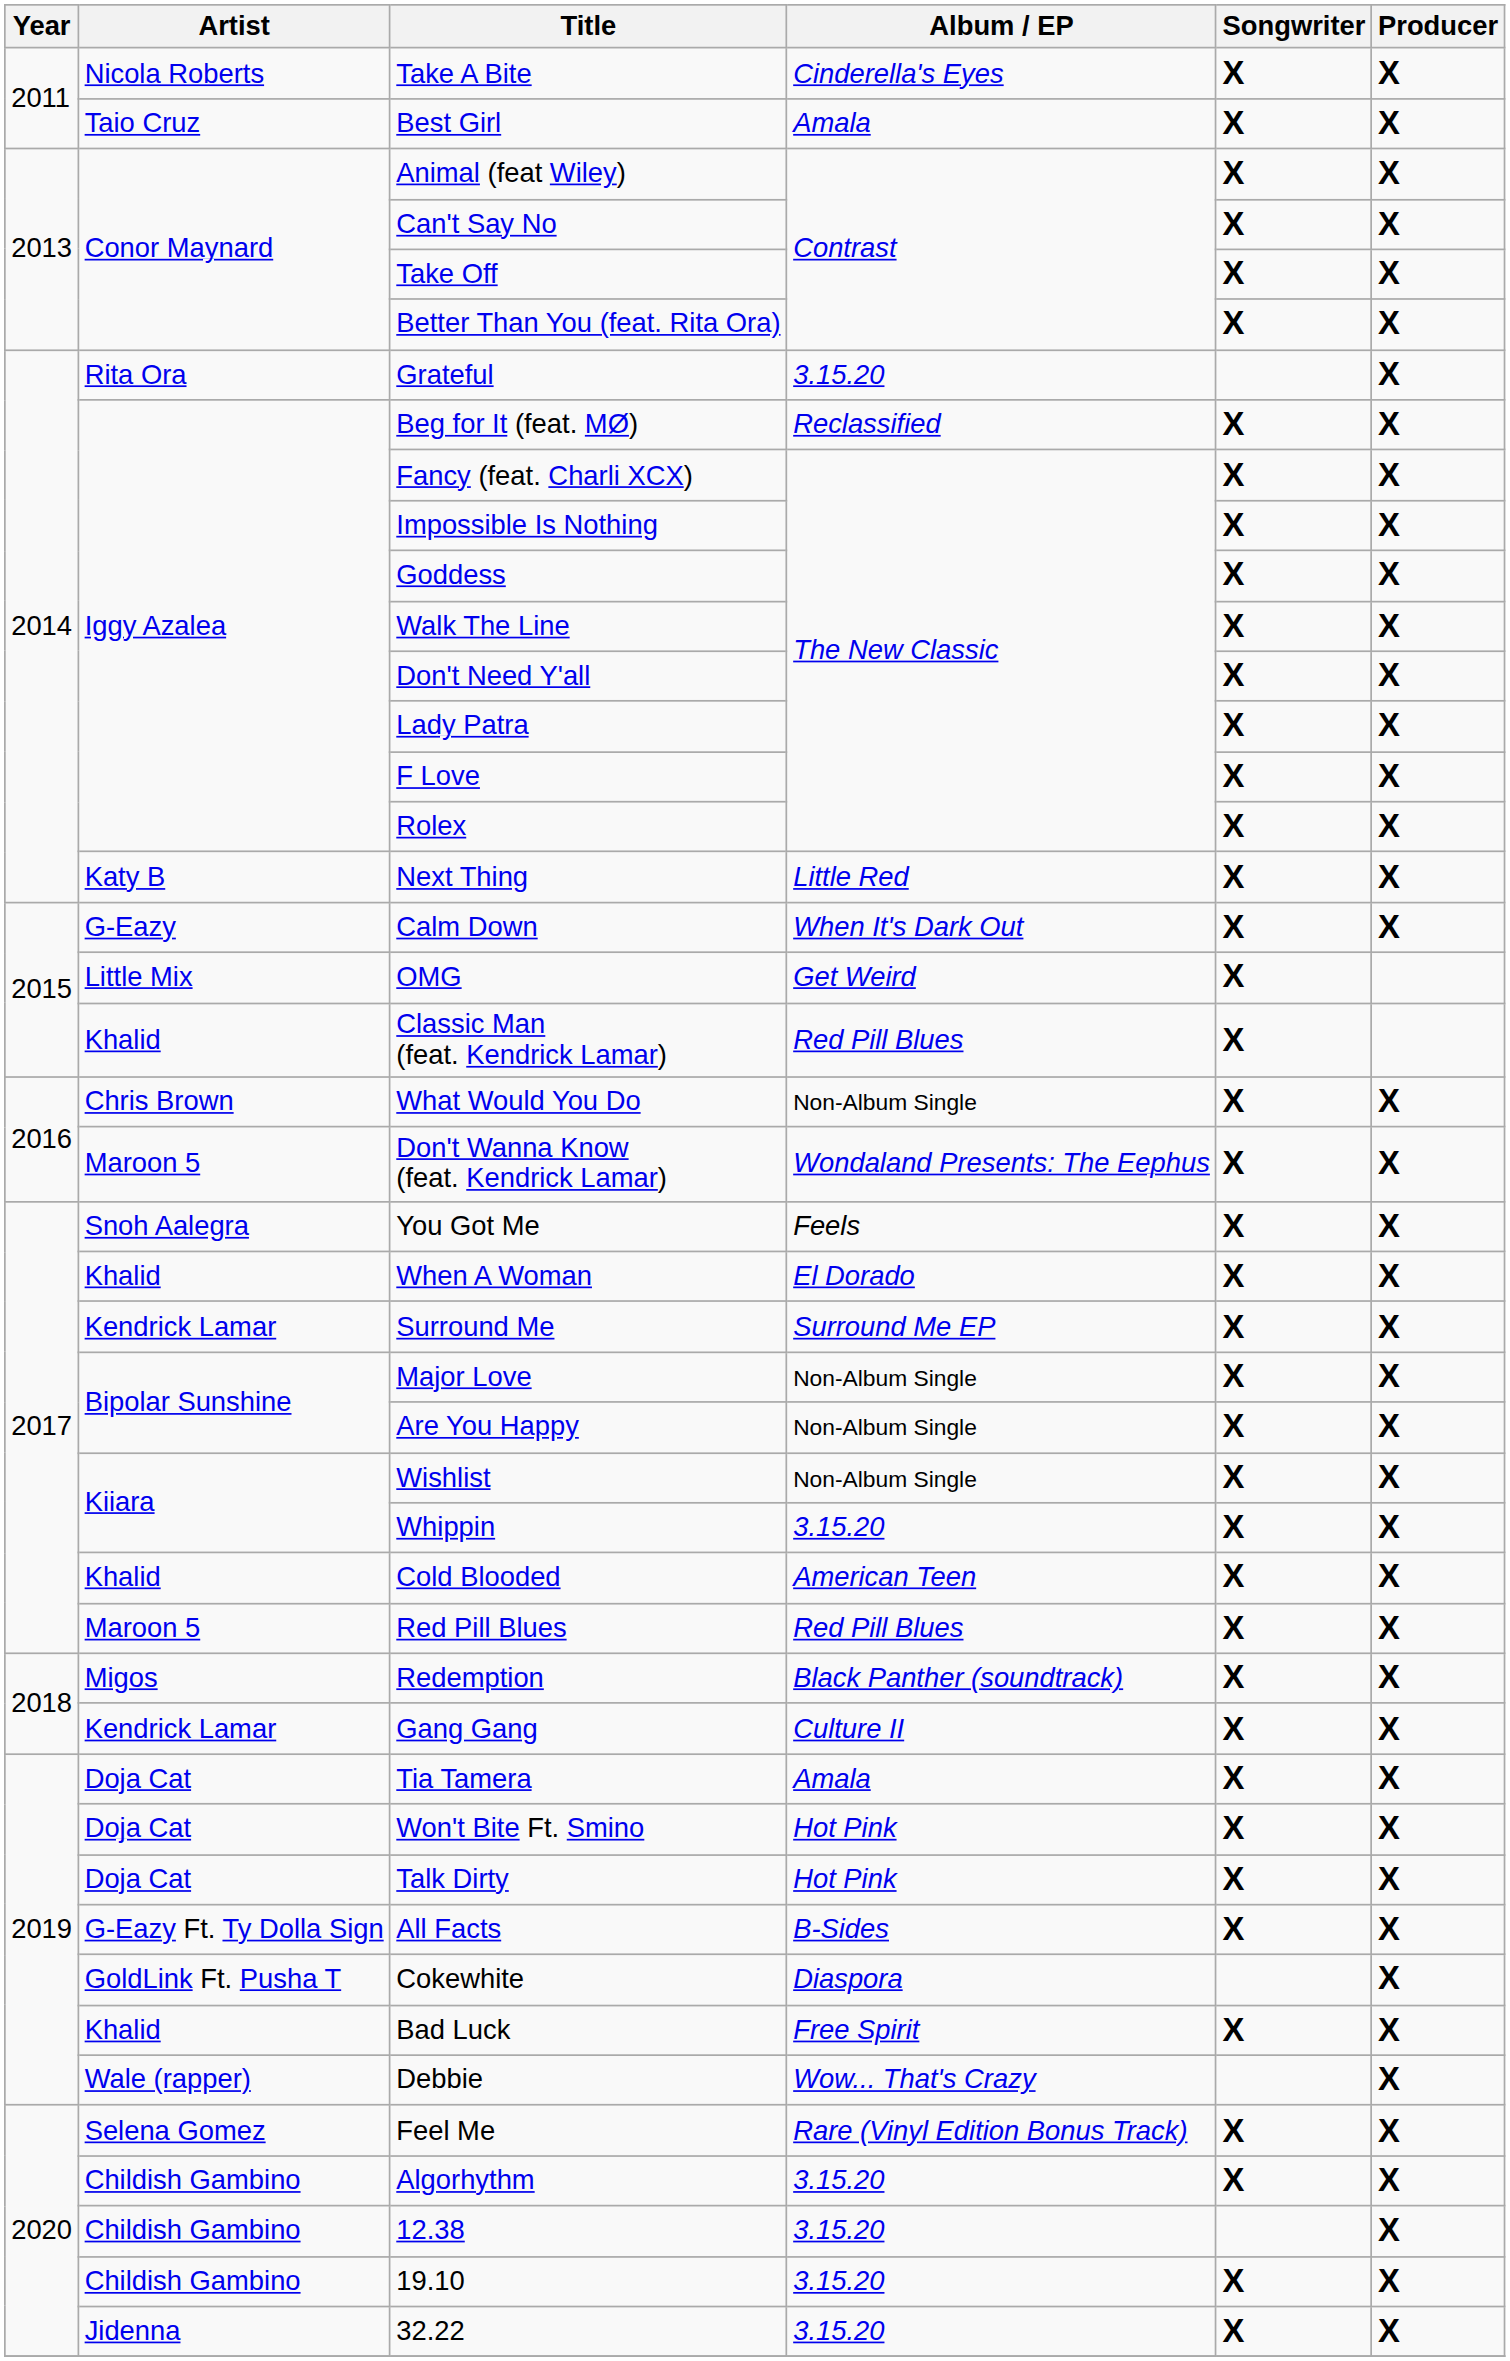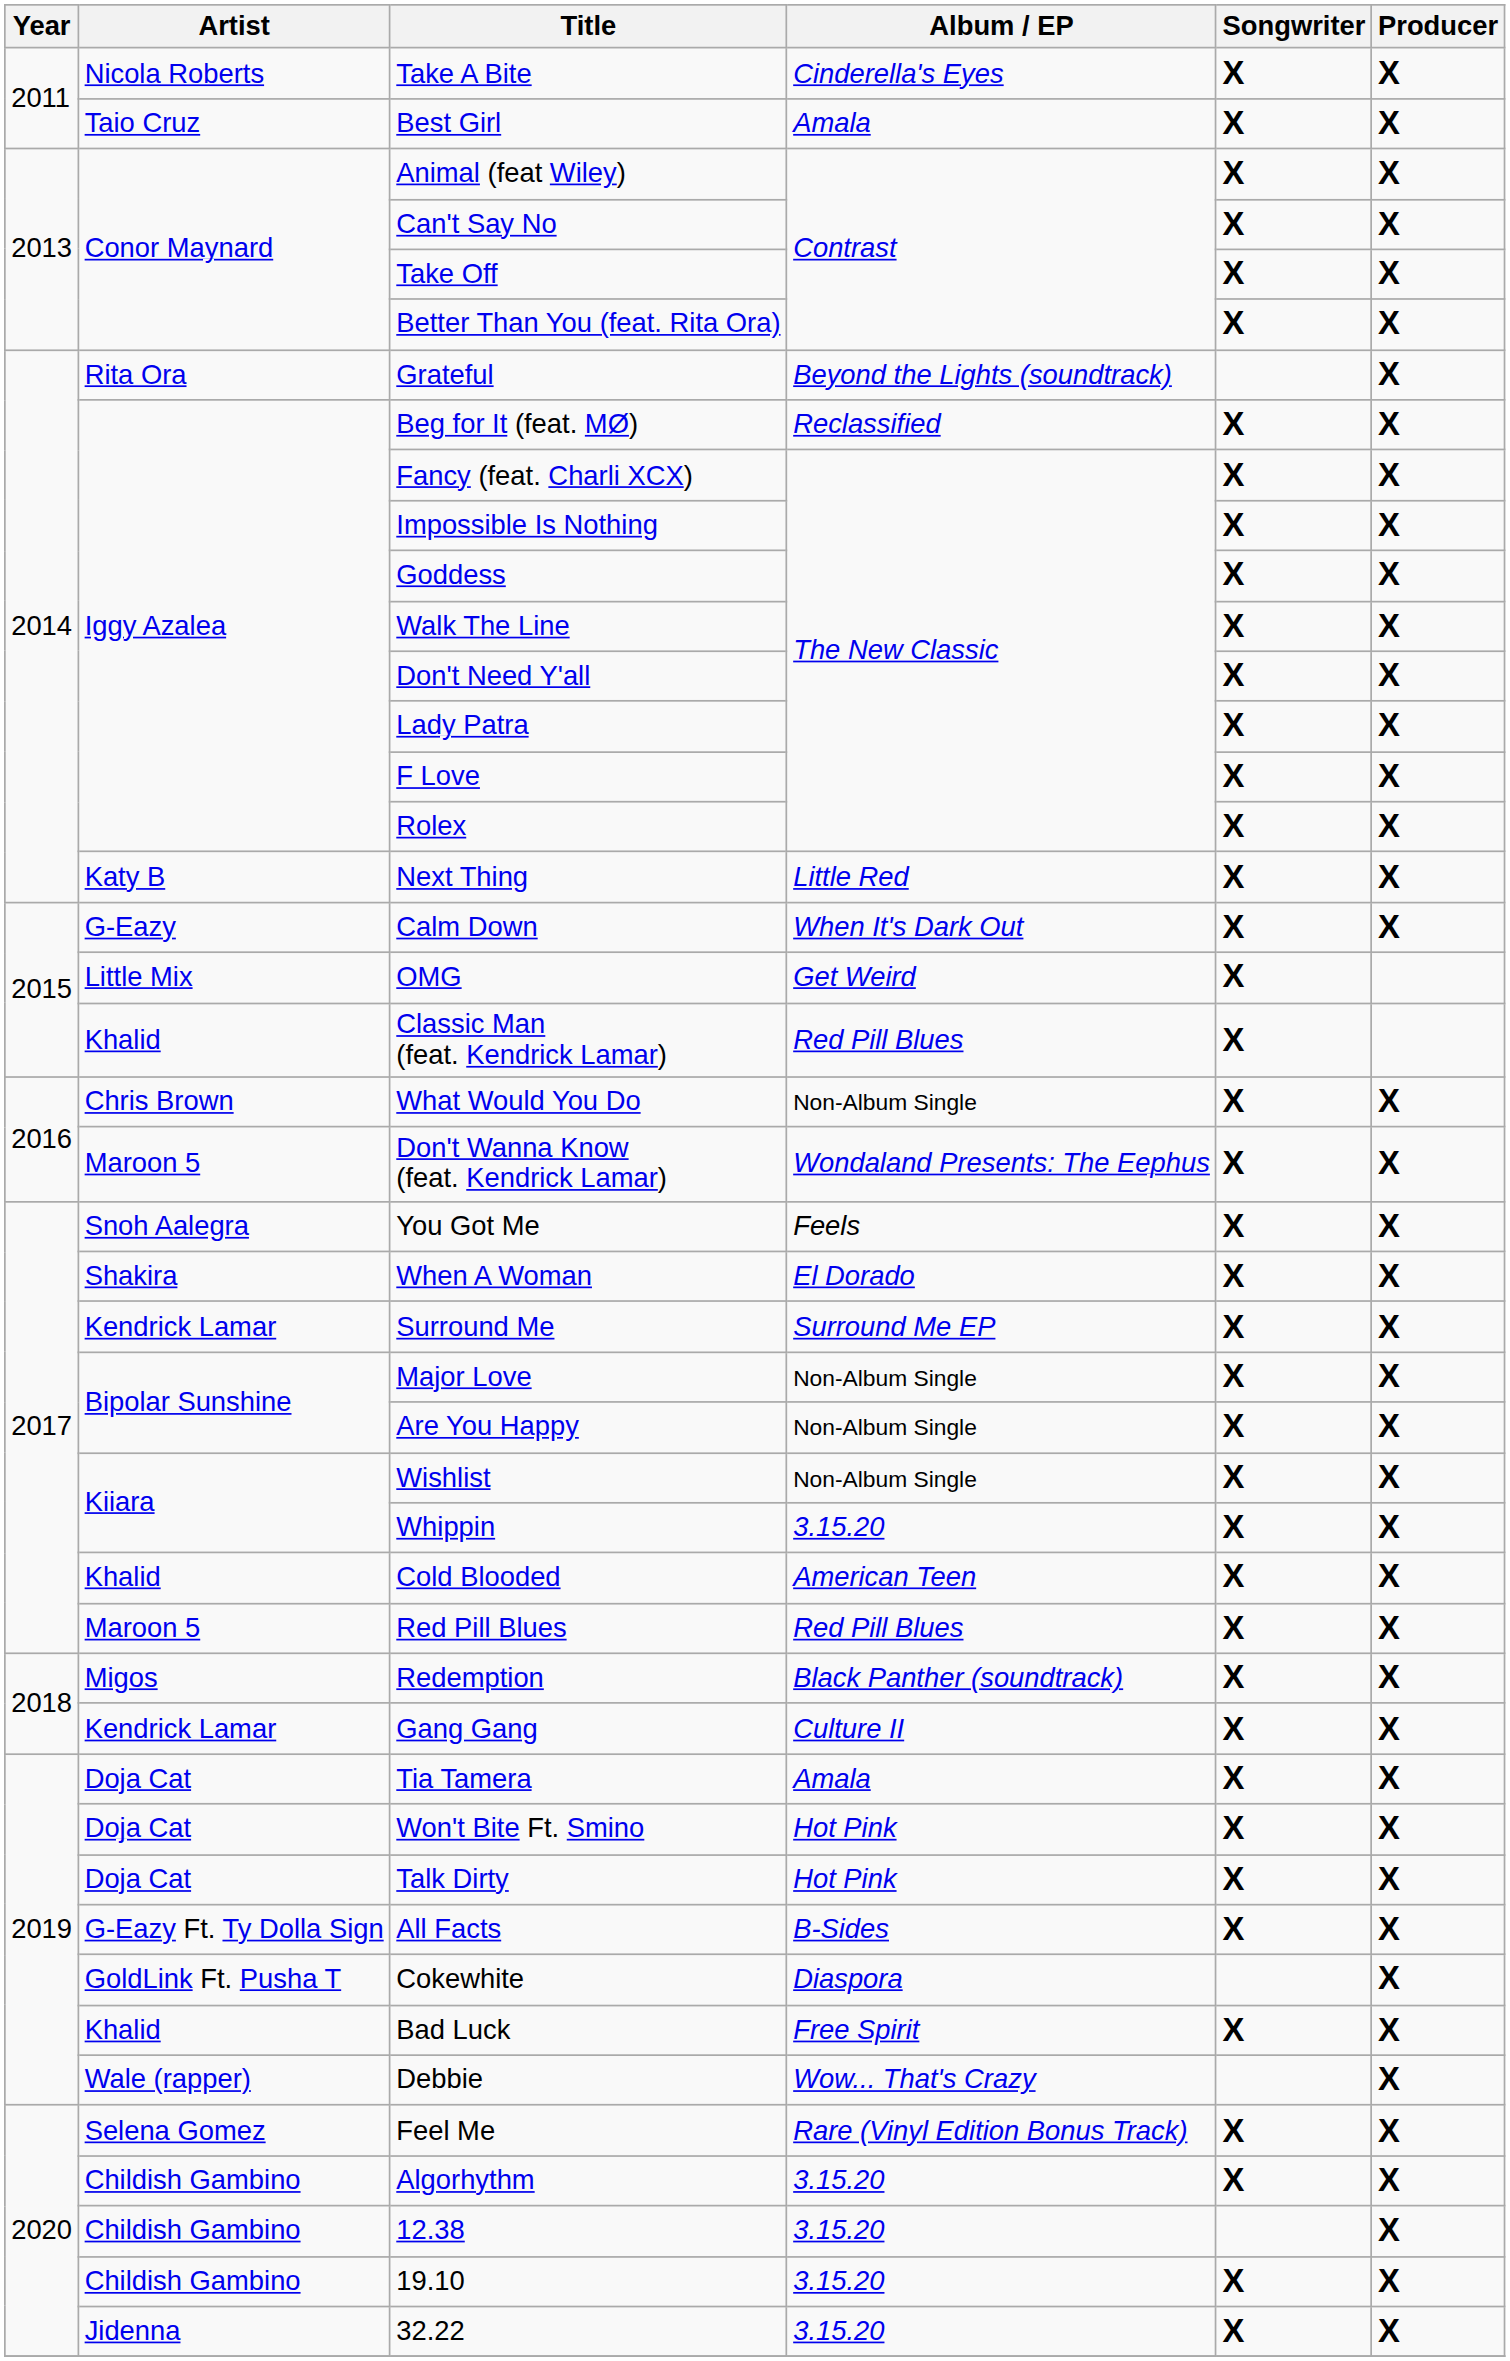(839, 374) 3.15.20 -> (983, 374) Beyond the Lights (soundtrack)
(123, 1276) Khalid -> (131, 1276) Shakira
